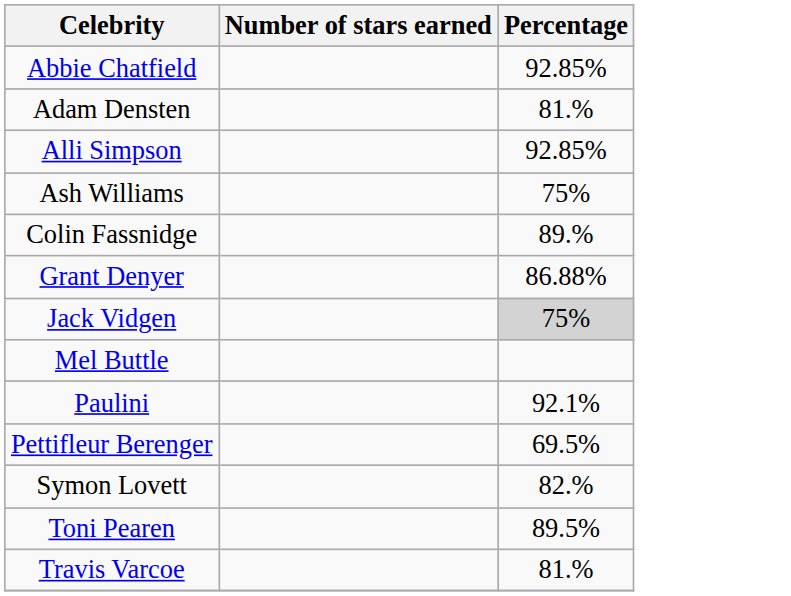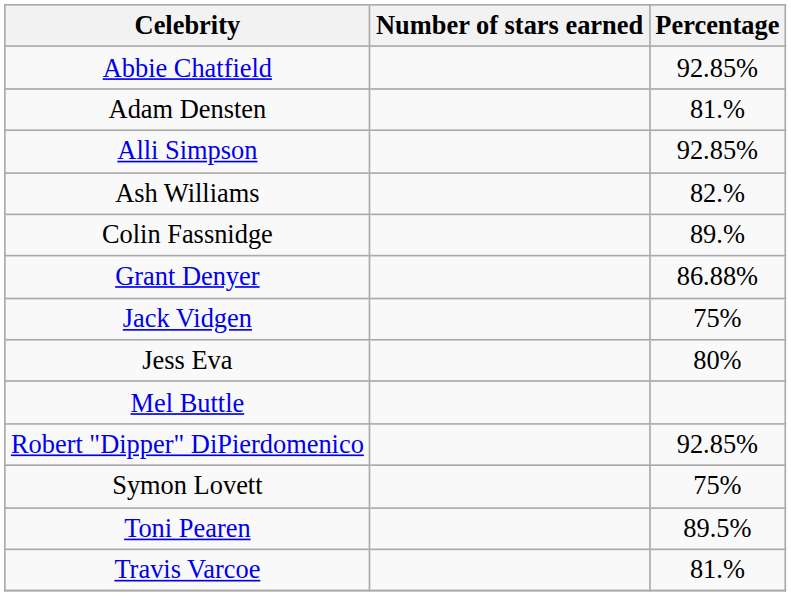(566, 192) 75% -> (717, 192) 82.%
(566, 318) lightgrey background -> (717, 318) no background
+ row: (187, 360)
- row: (112, 402)
- row: (112, 444)
+ row: (187, 444)
(566, 485) 82.% -> (717, 485) 75%
